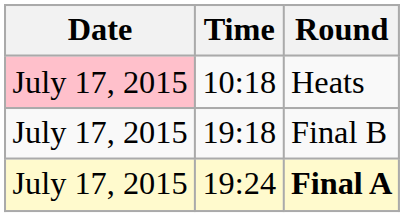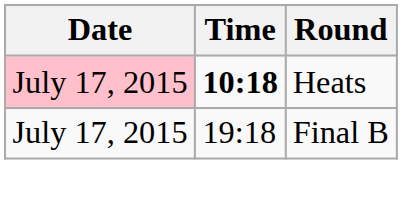(239, 81) normal -> (240, 81) bold
- row: (342, 183)
